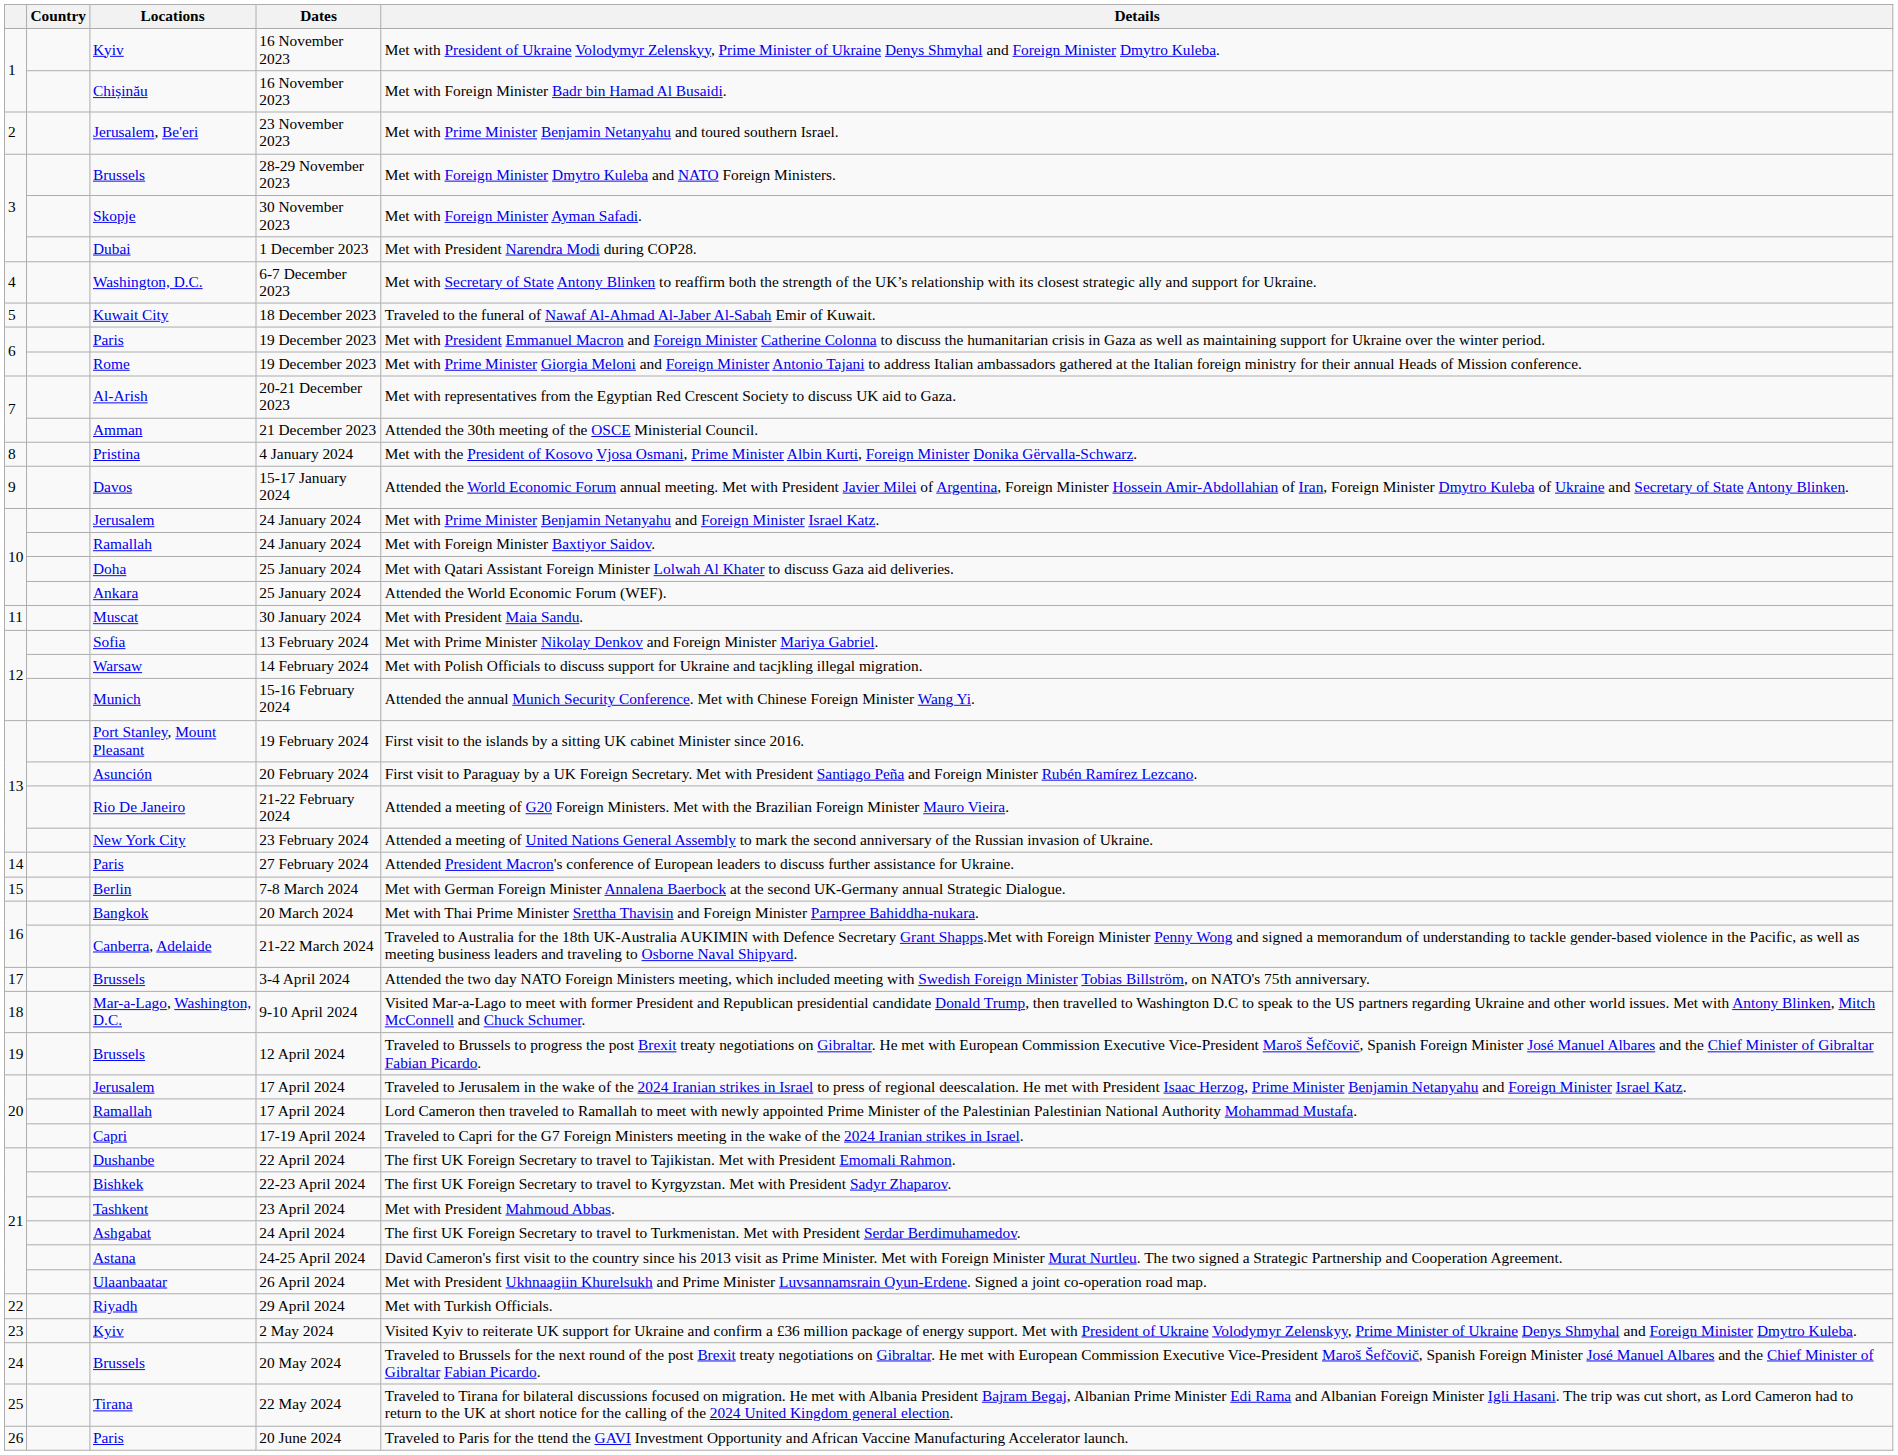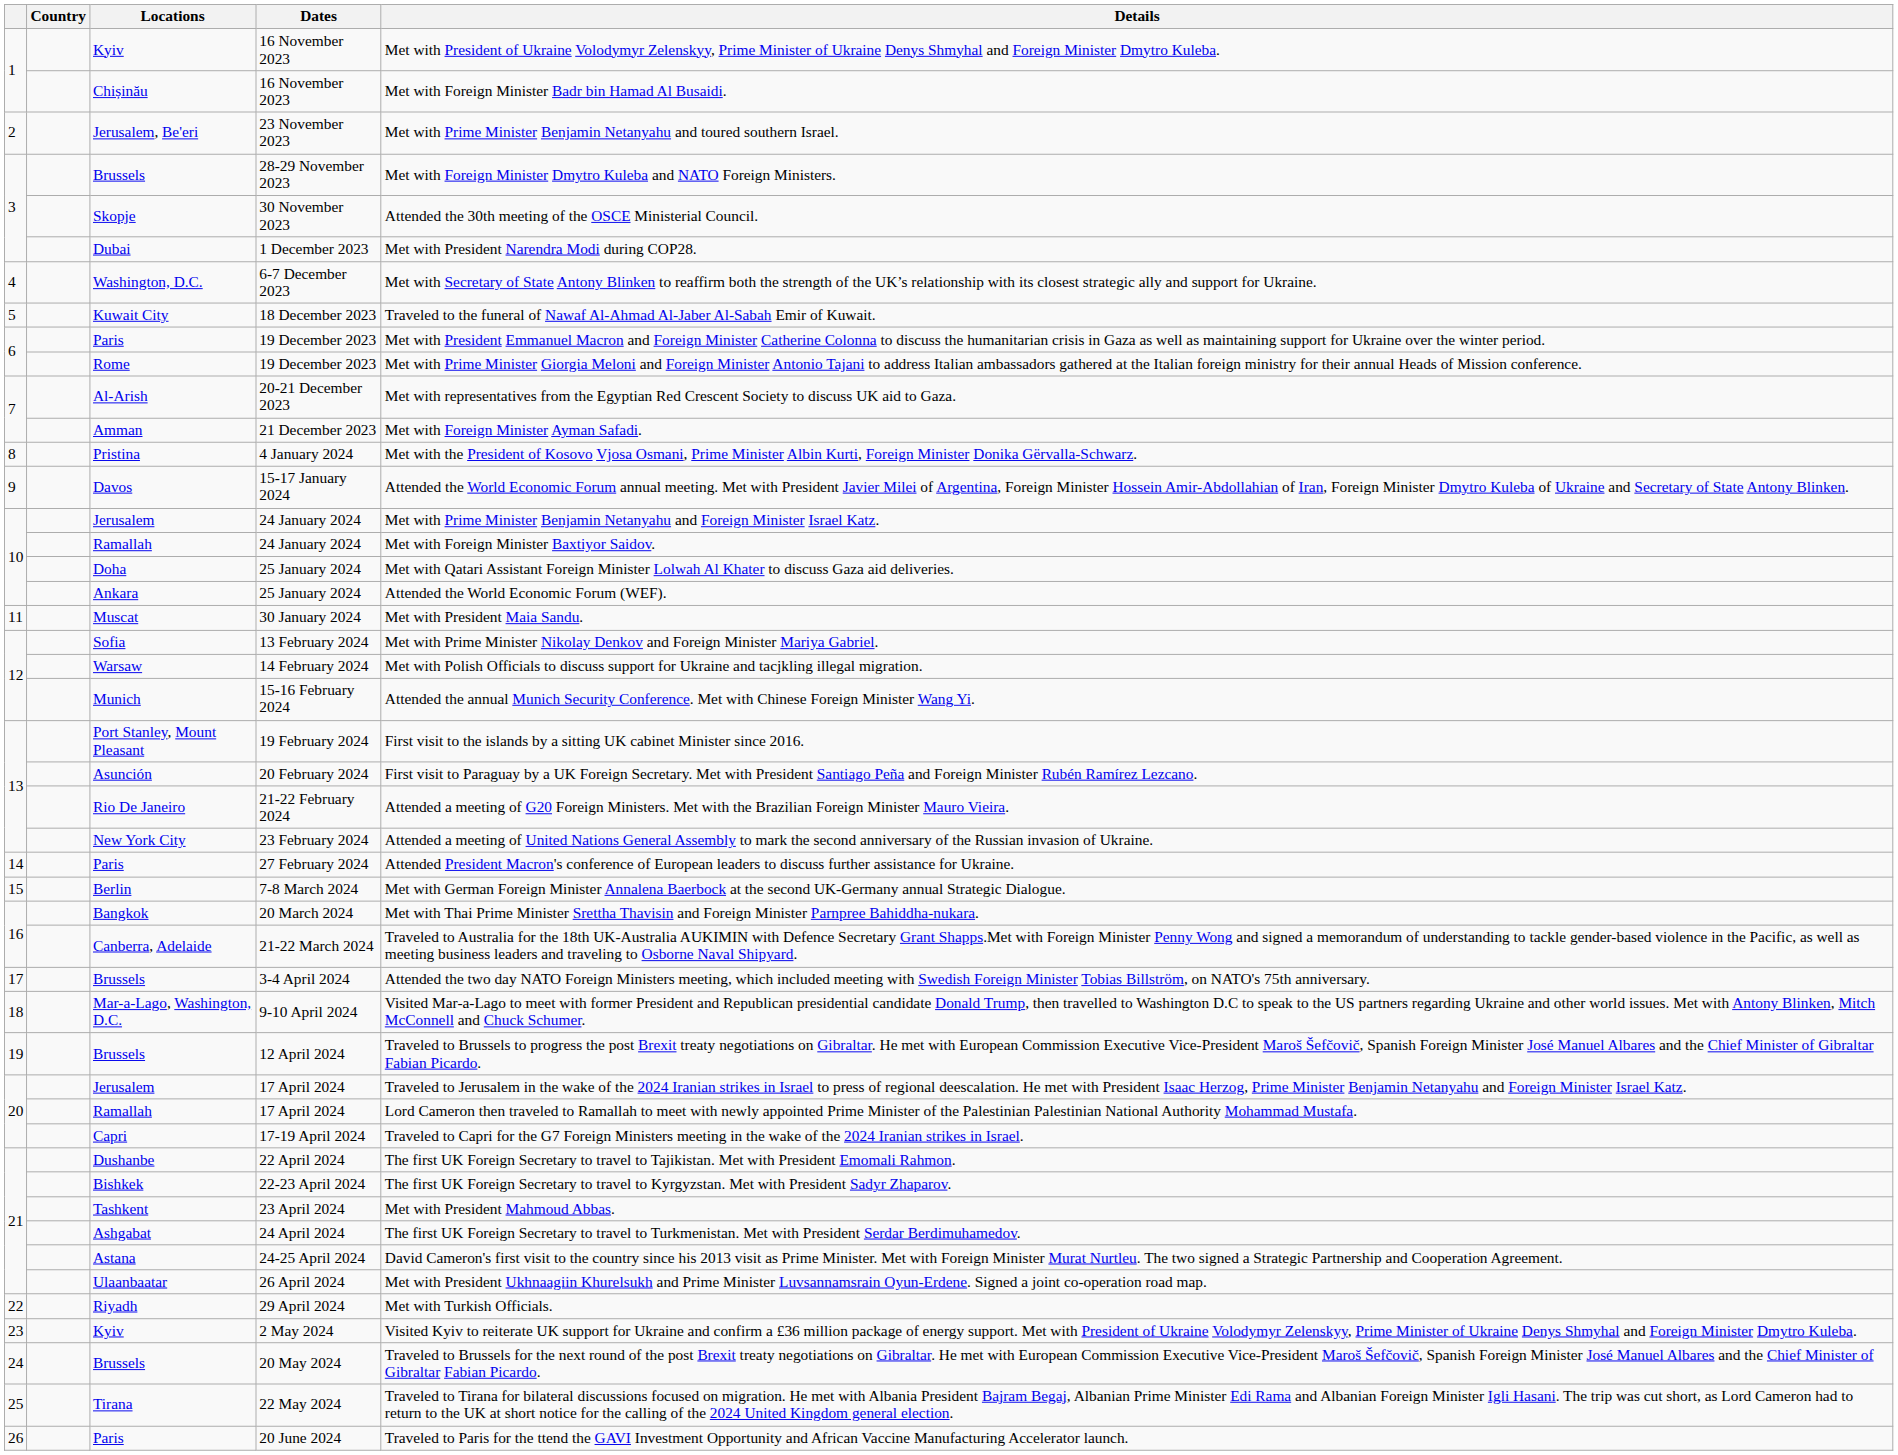(513, 216) Met with Foreign Minister Ayman Safadi. -> (571, 216) Attended the 30th meeting of the OSCE Ministerial Council.
(571, 429) Attended the 30th meeting of the OSCE Ministerial Council. -> (513, 429) Met with Foreign Minister Ayman Safadi.
